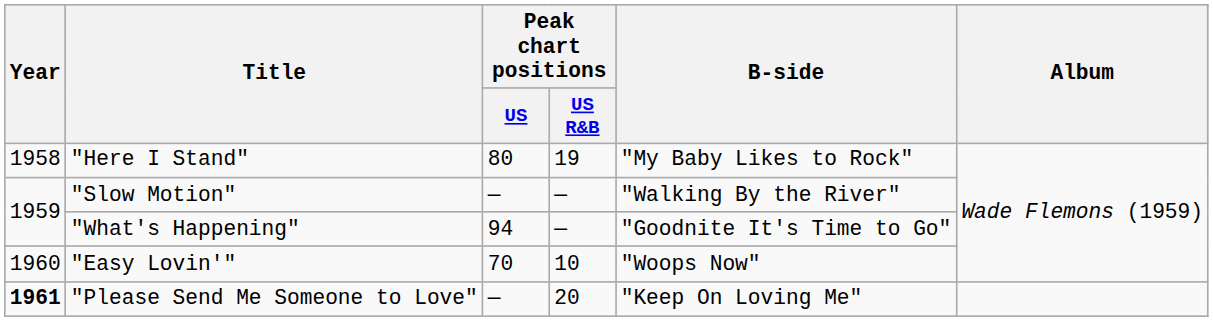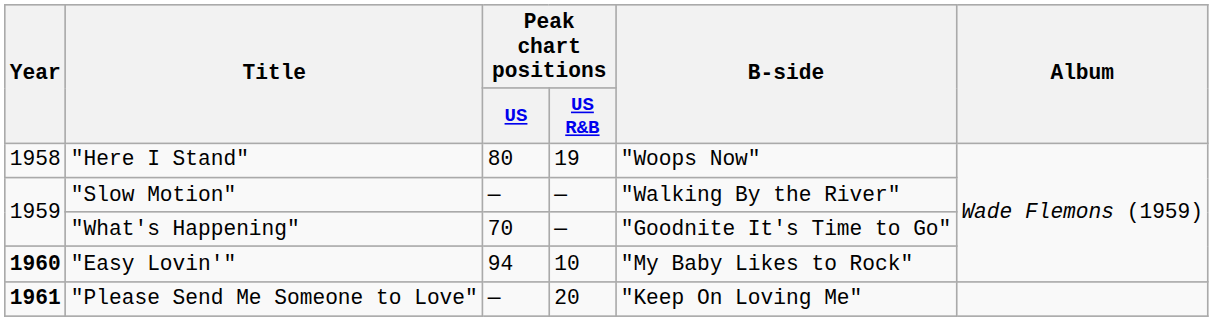(767, 160) "My Baby Likes to Rock" -> (691, 160) "Woops Now"
(501, 229) 94 -> (501, 229) 70
(35, 264) normal -> (35, 264) bold
(501, 264) 70 -> (501, 264) 94
(691, 264) "Woops Now" -> (767, 264) "My Baby Likes to Rock"
